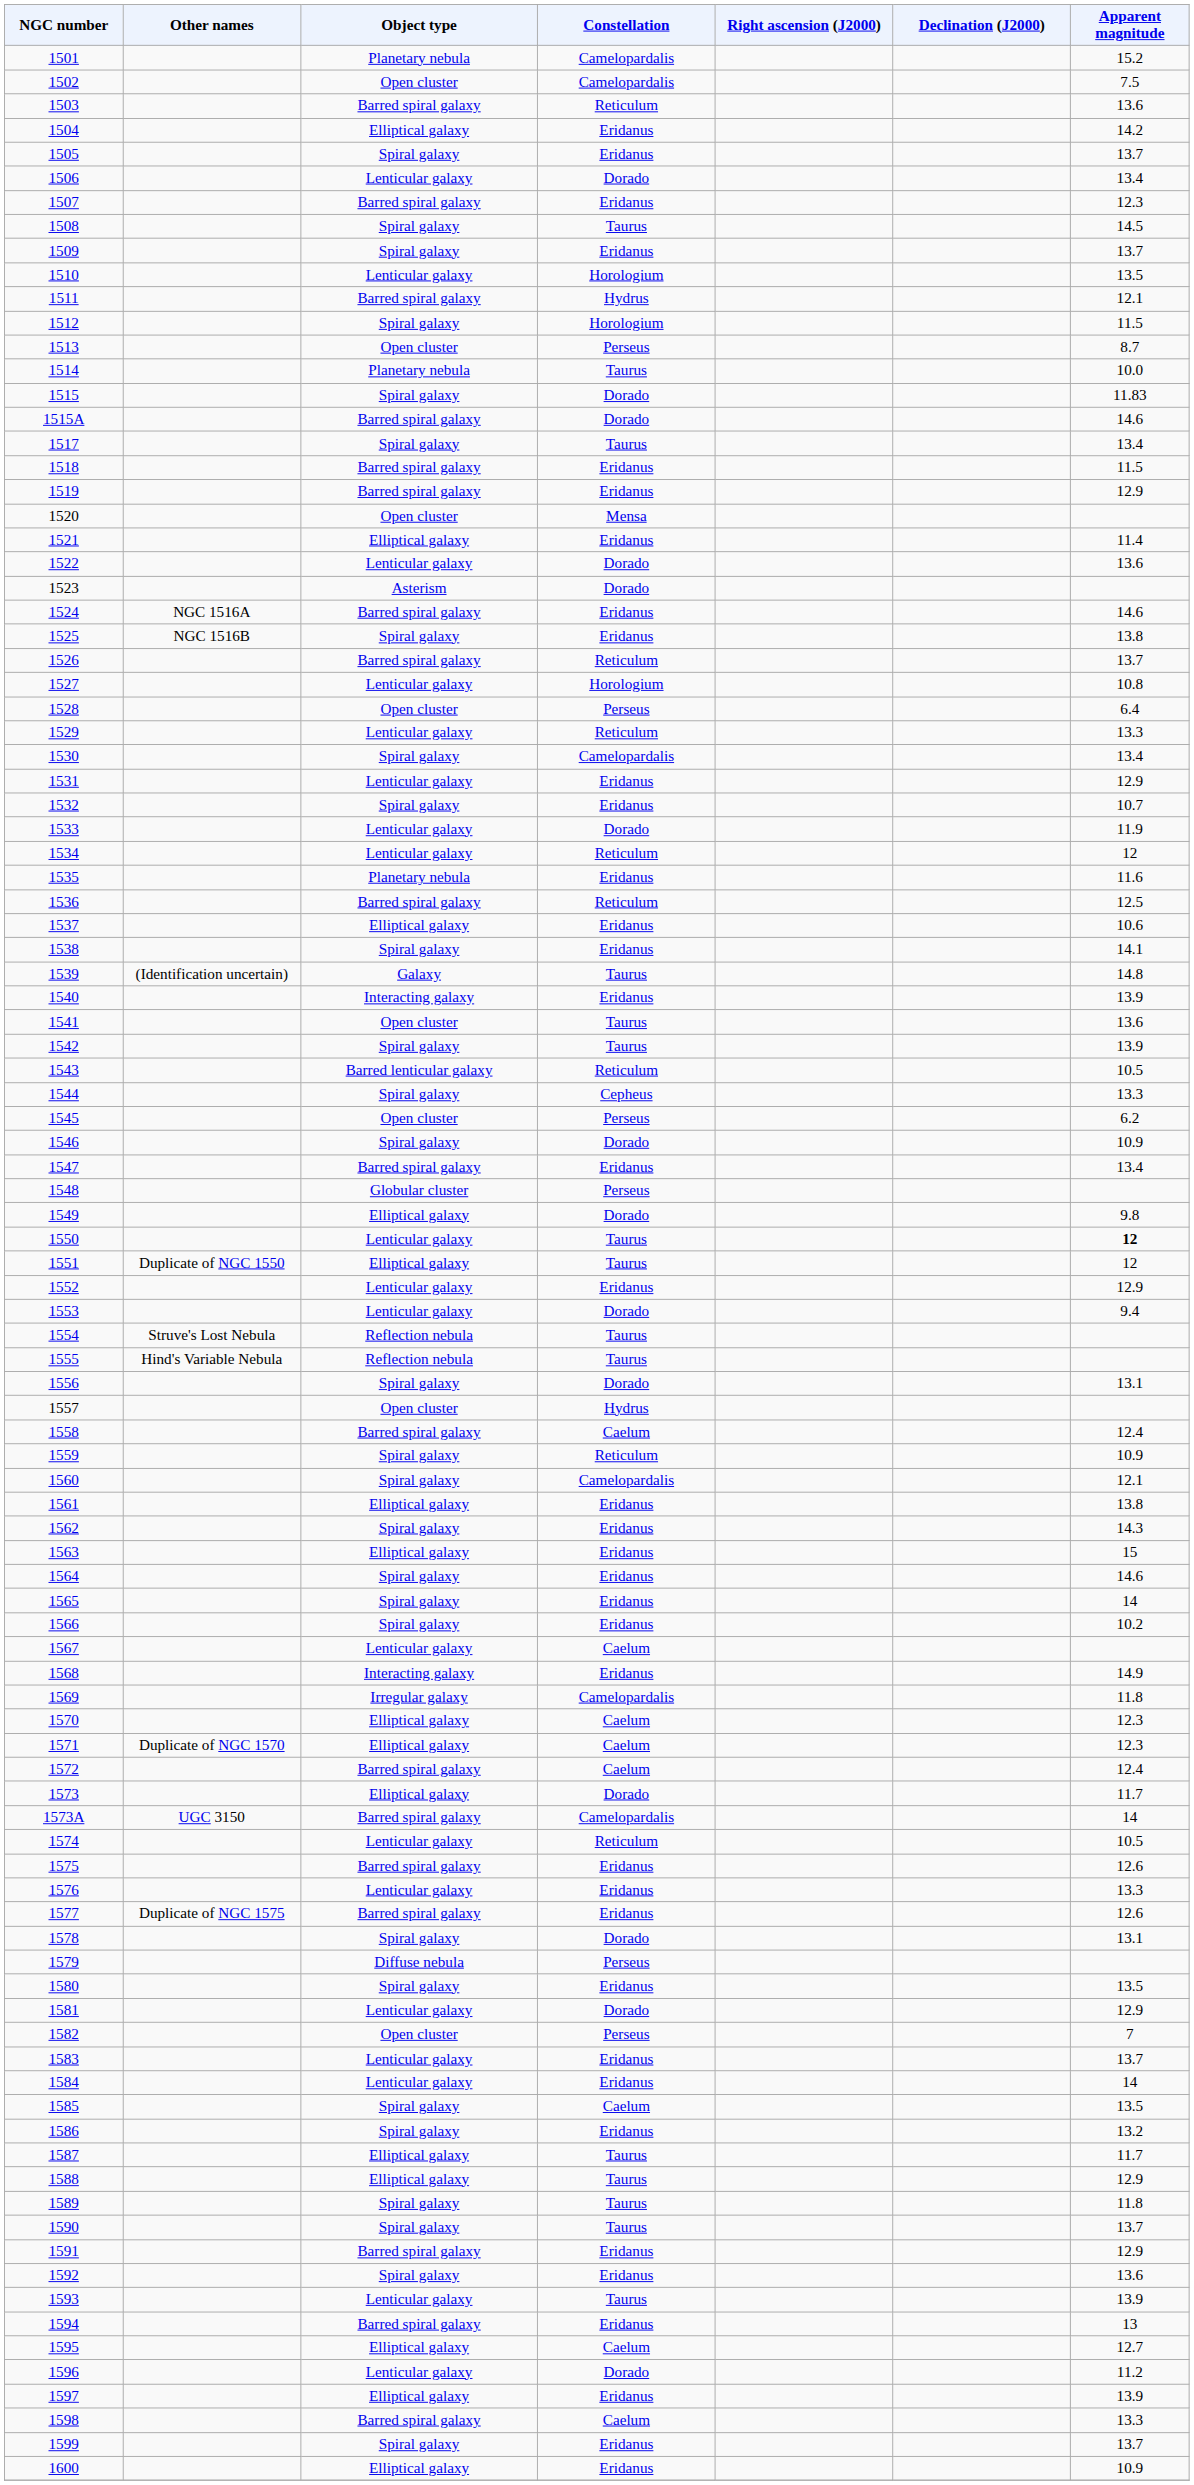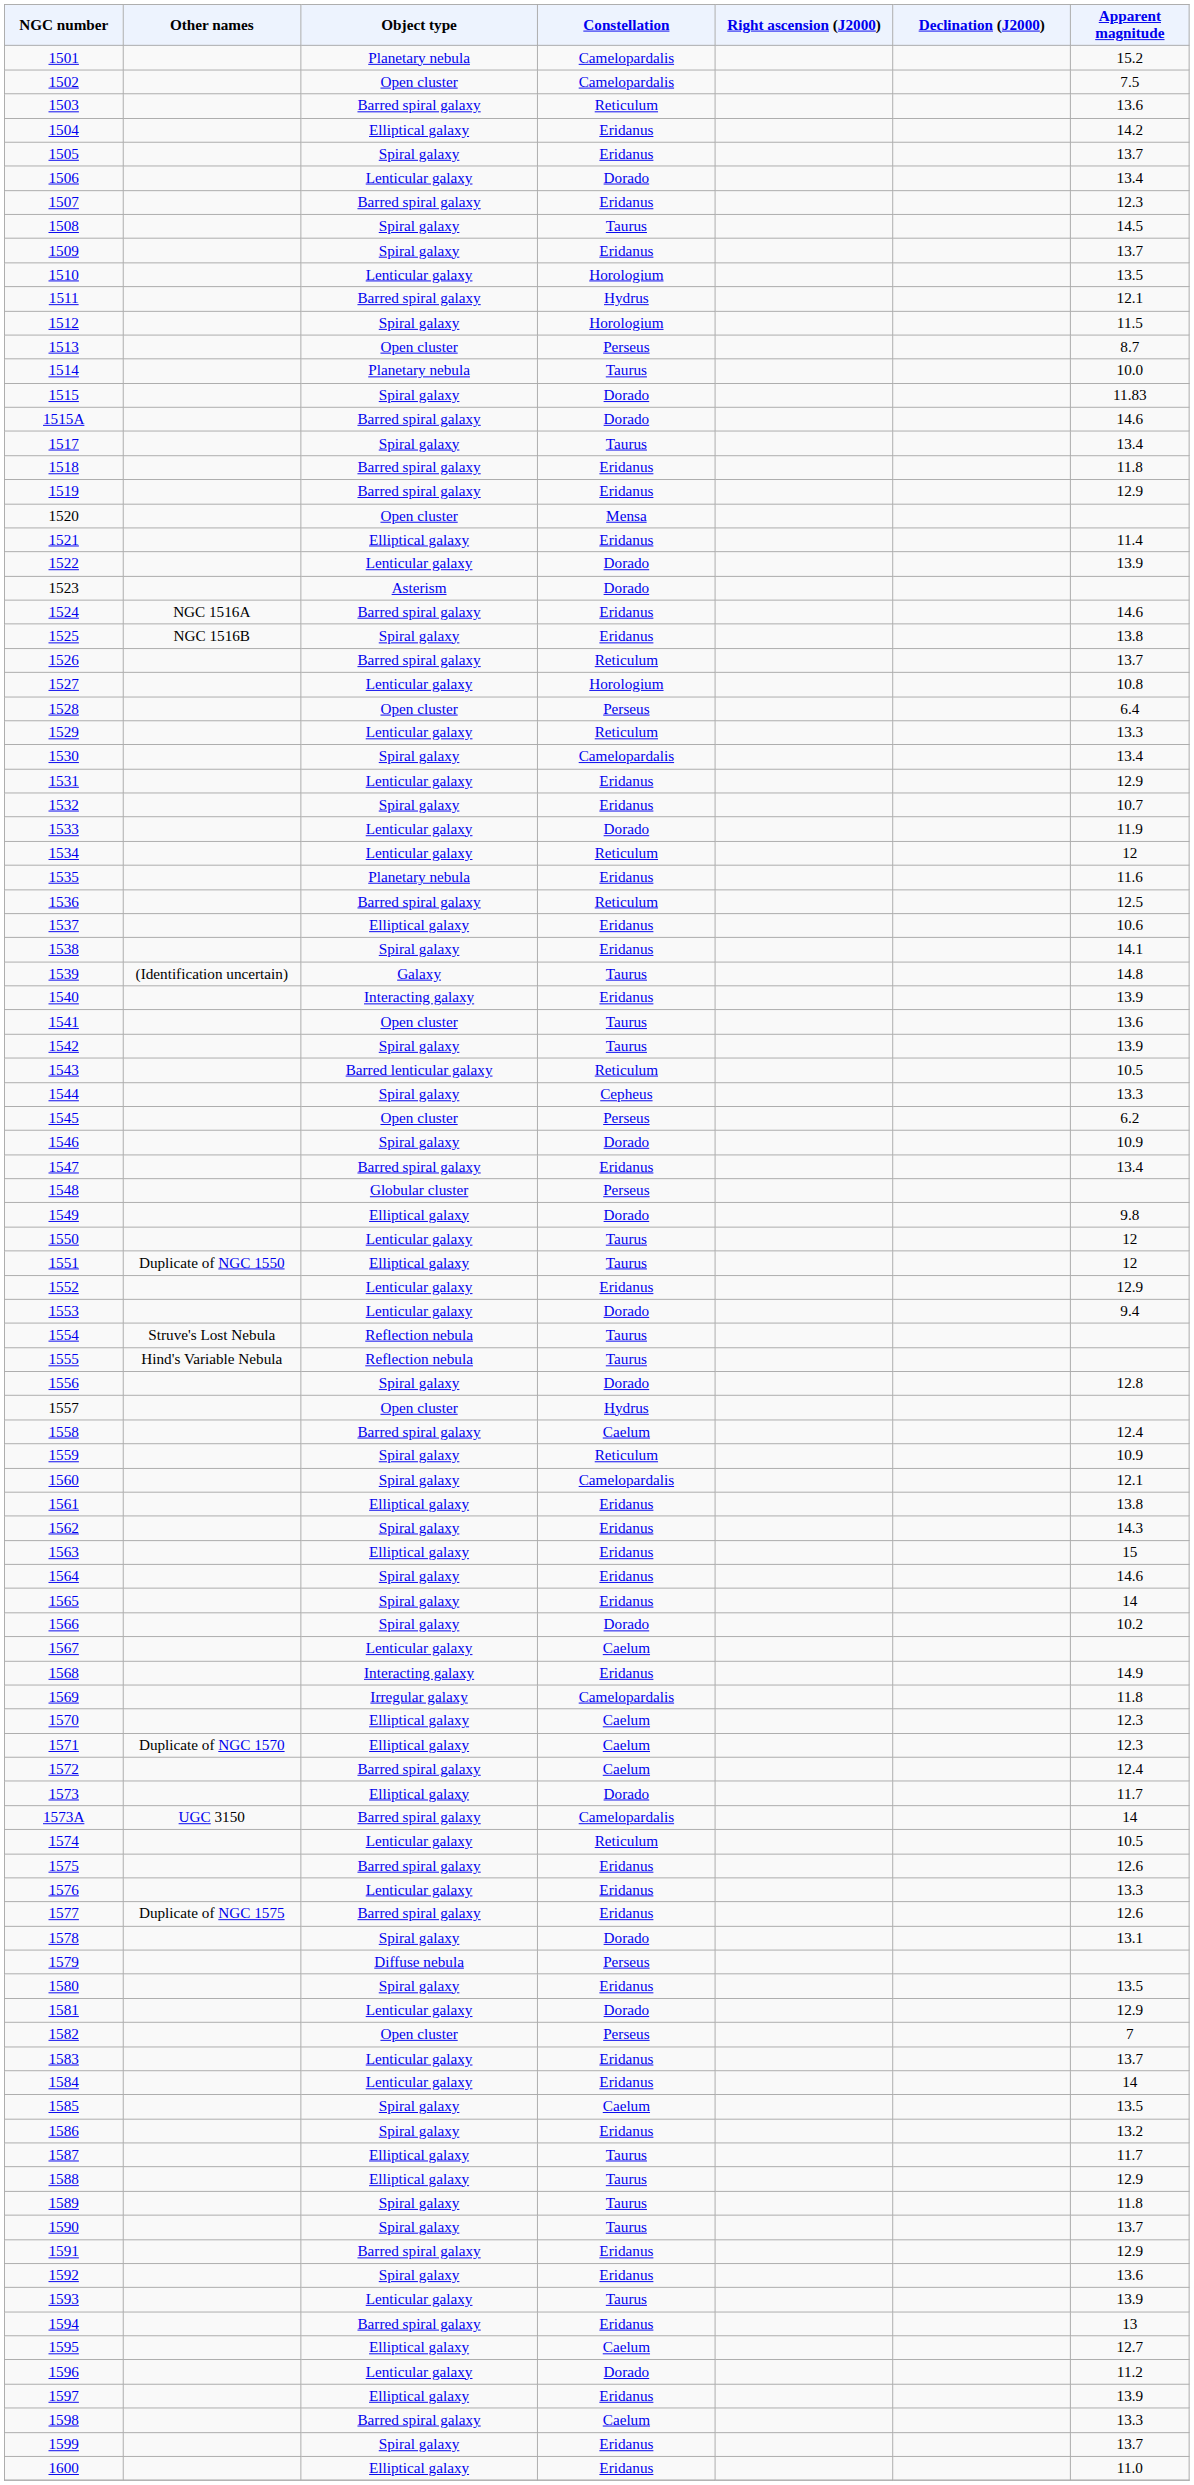(1130, 467) 11.5 -> (1130, 467) 11.8
(1130, 563) 13.6 -> (1130, 563) 13.9
(1130, 1238) bold -> (1130, 1238) normal
(1130, 1383) 13.1 -> (1130, 1383) 12.8
(626, 1624) Eridanus -> (626, 1624) Dorado
(1130, 2468) 10.9 -> (1130, 2468) 11.0
